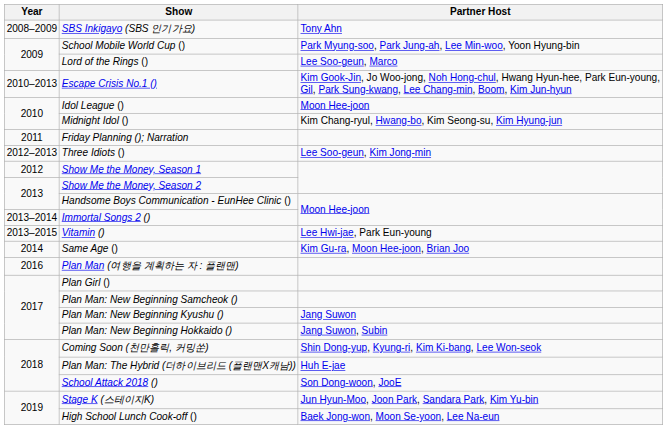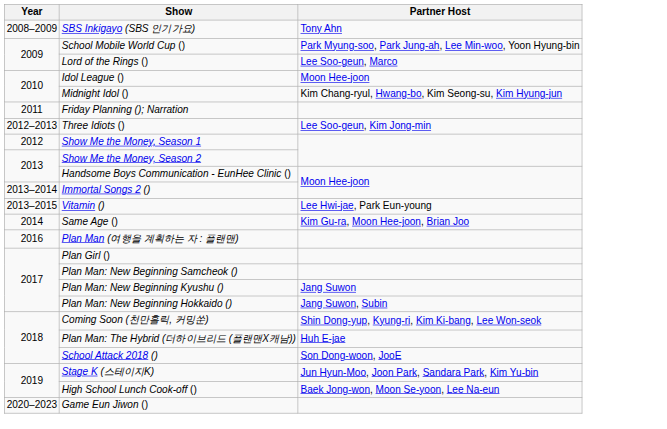- row: (109, 83)
+ row: (105, 405)
